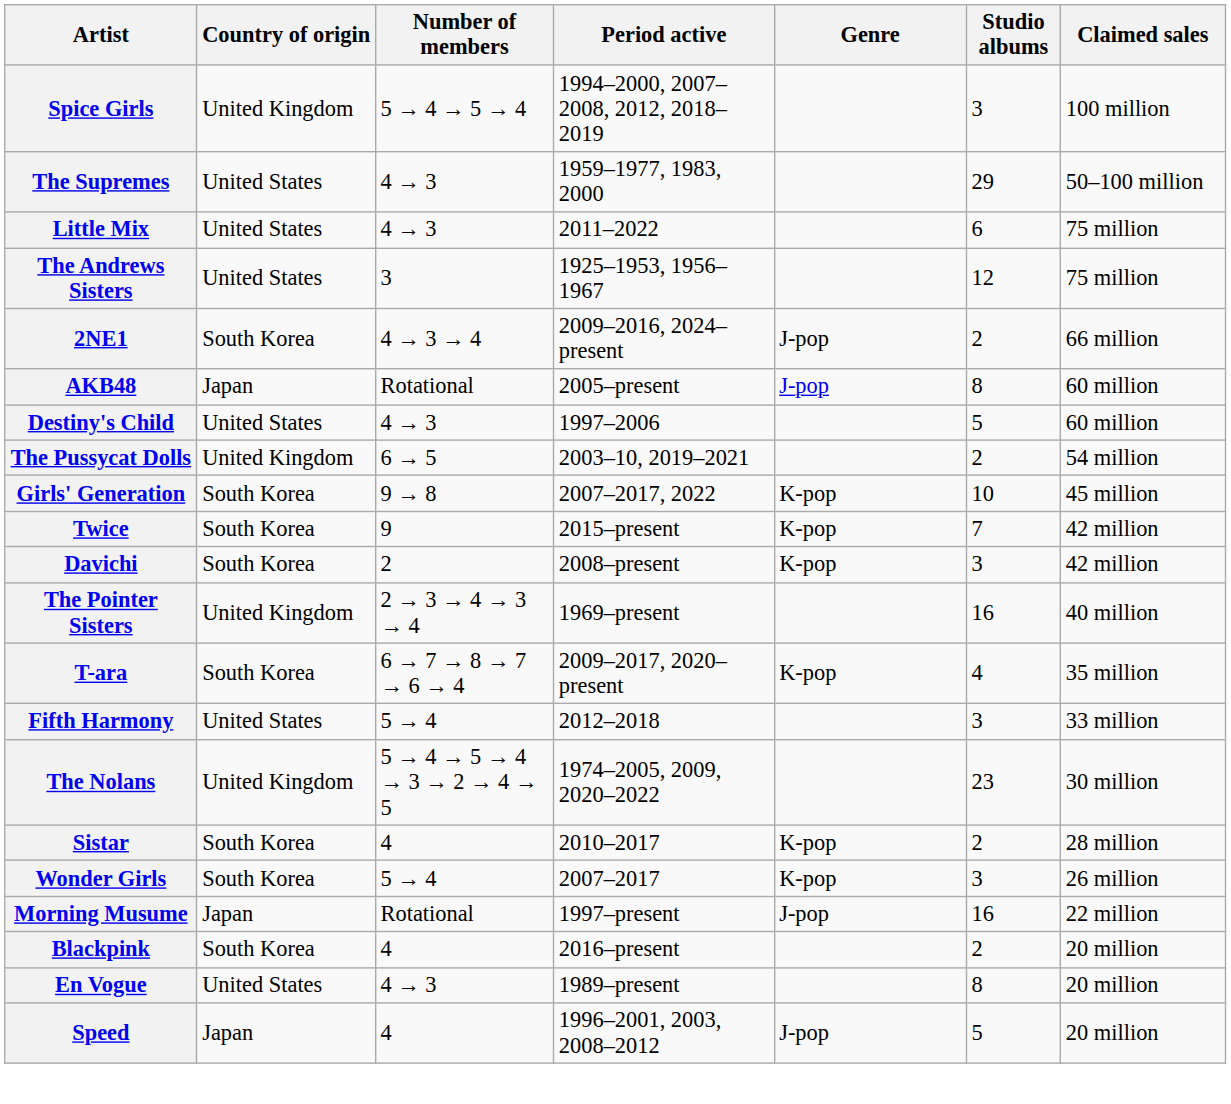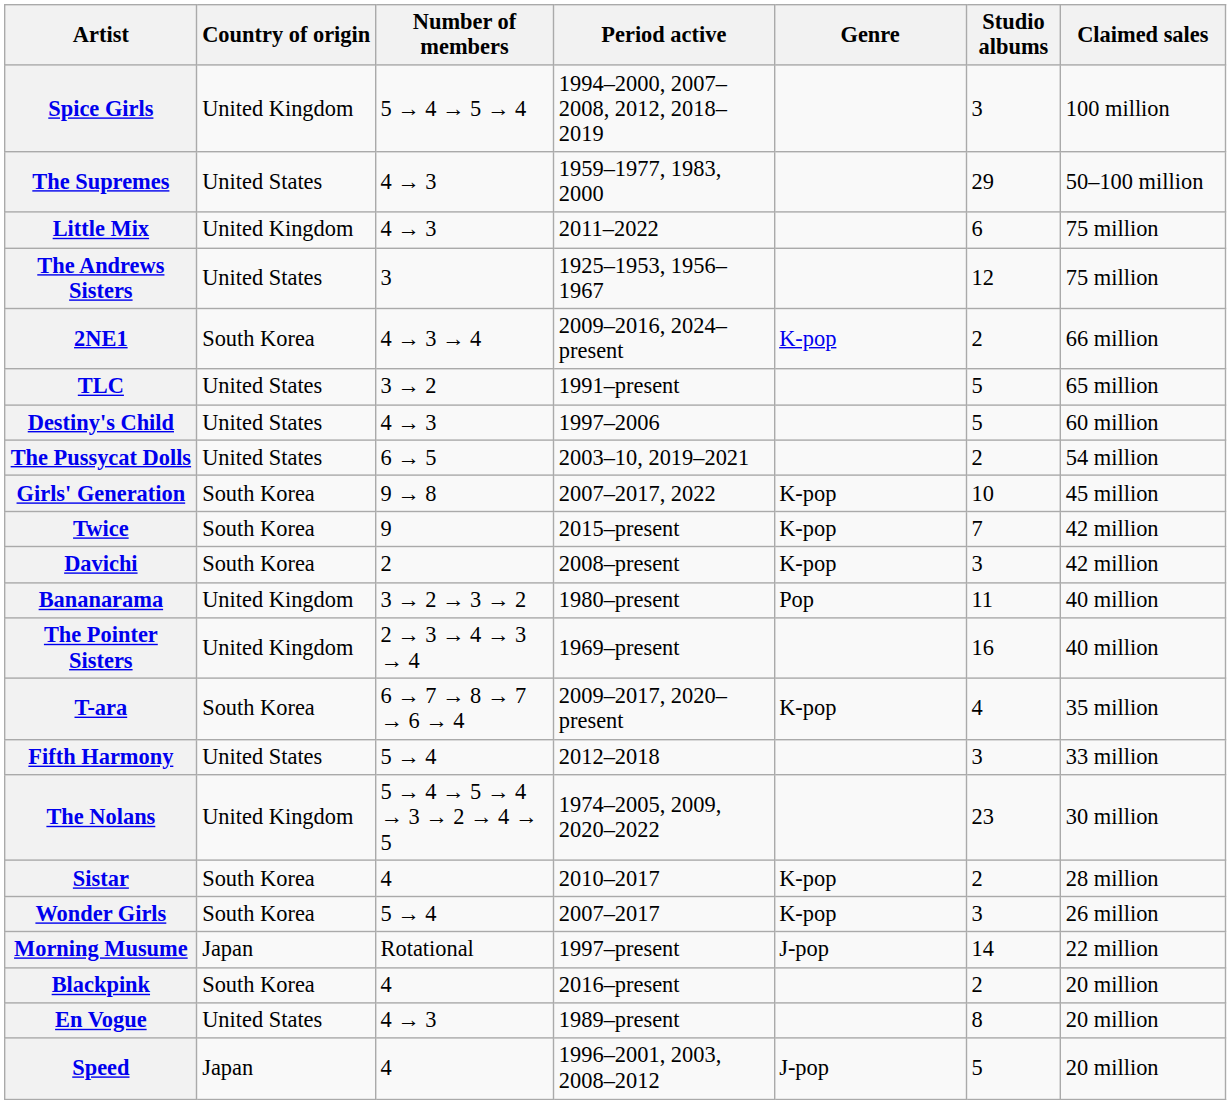(262, 229) United States -> (278, 229) United Kingdom
(804, 338) J-pop -> (808, 338) K-pop
+ row: (101, 386)
- row: (101, 386)
(278, 457) United Kingdom -> (262, 457) United States
+ row: (101, 599)
(983, 913) 16 -> (983, 949) 14
